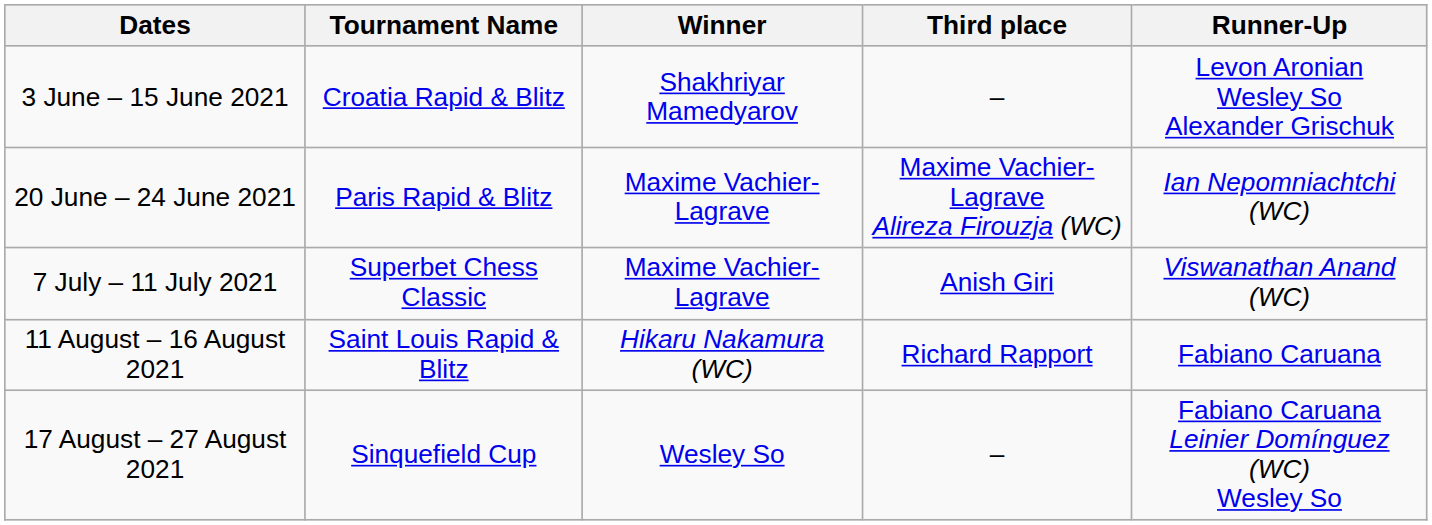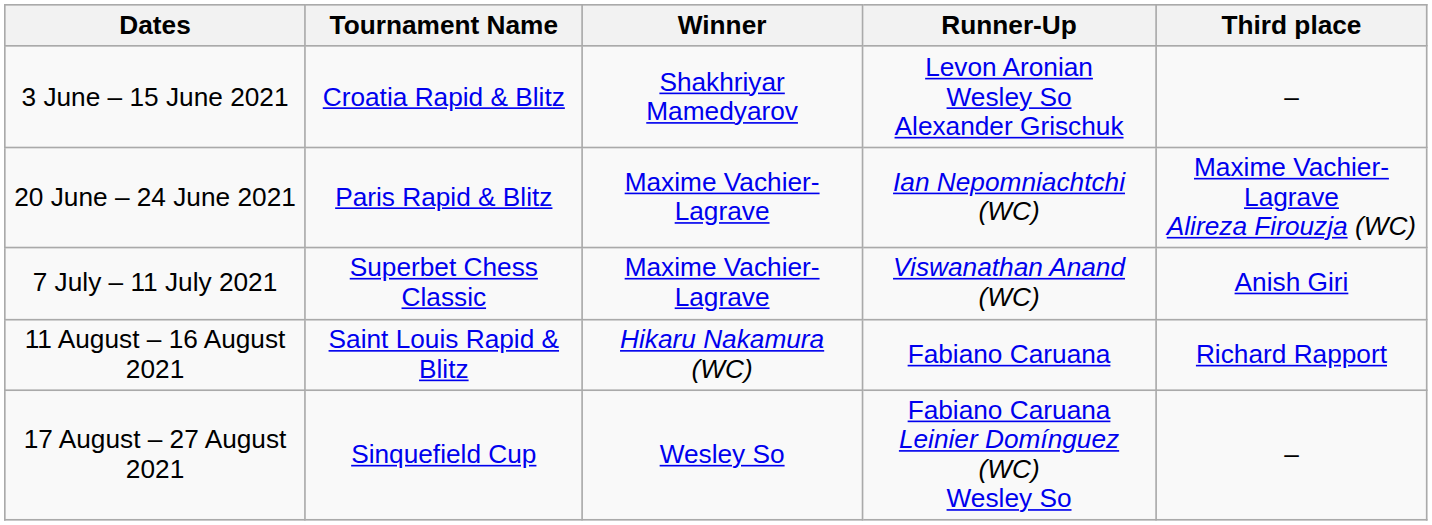columns swapped: (1279, 25) <-> (997, 25)
